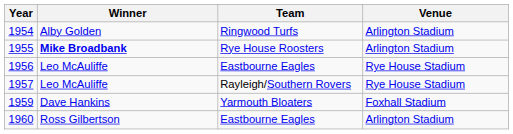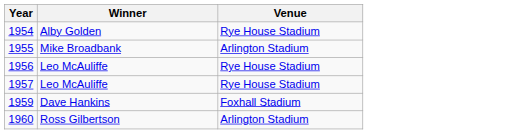- column: (290, 13)
(410, 31) Arlington Stadium -> (270, 31) Rye House Stadium
(83, 48) bold -> (81, 48) normal
